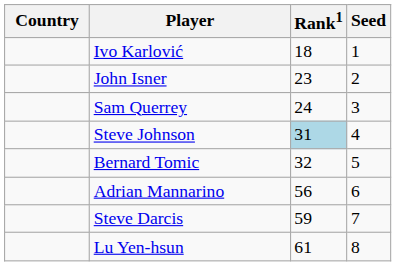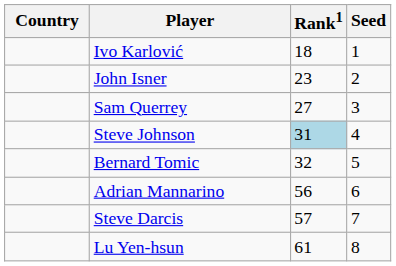(303, 106) 24 -> (303, 106) 27
(303, 218) 59 -> (303, 218) 57
